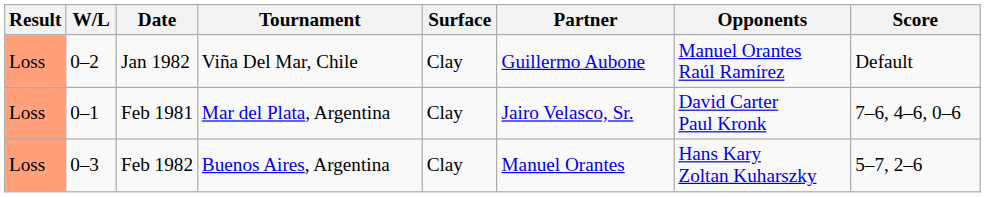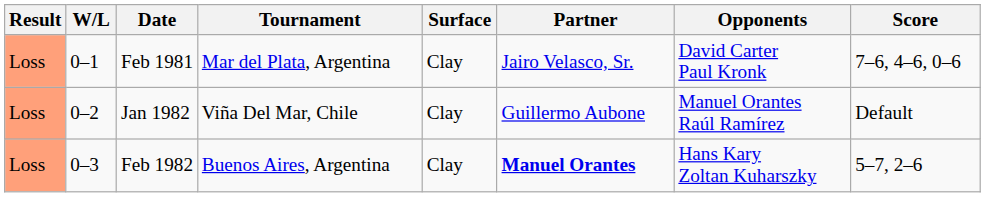rows swapped: (157, 113) <-> (155, 60)
(563, 165) normal -> (568, 165) bold
